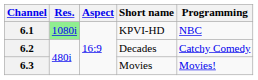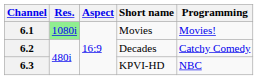(142, 30) KPVI-HD -> (136, 30) Movies
(190, 30) NBC -> (197, 30) Movies!
(136, 65) Movies -> (142, 65) KPVI-HD
(197, 65) Movies! -> (190, 65) NBC
